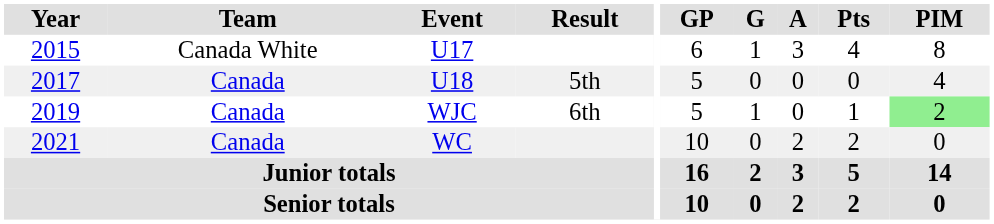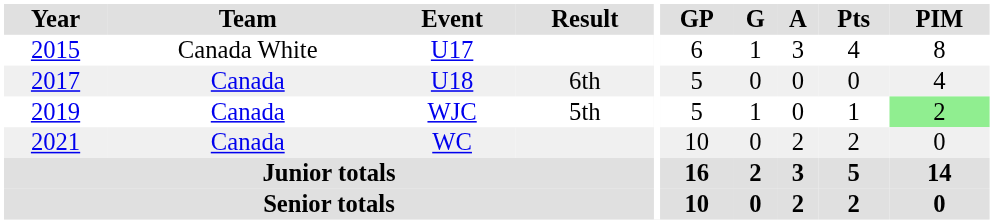(585, 80) 5th -> (585, 80) 6th
(585, 111) 6th -> (585, 111) 5th
